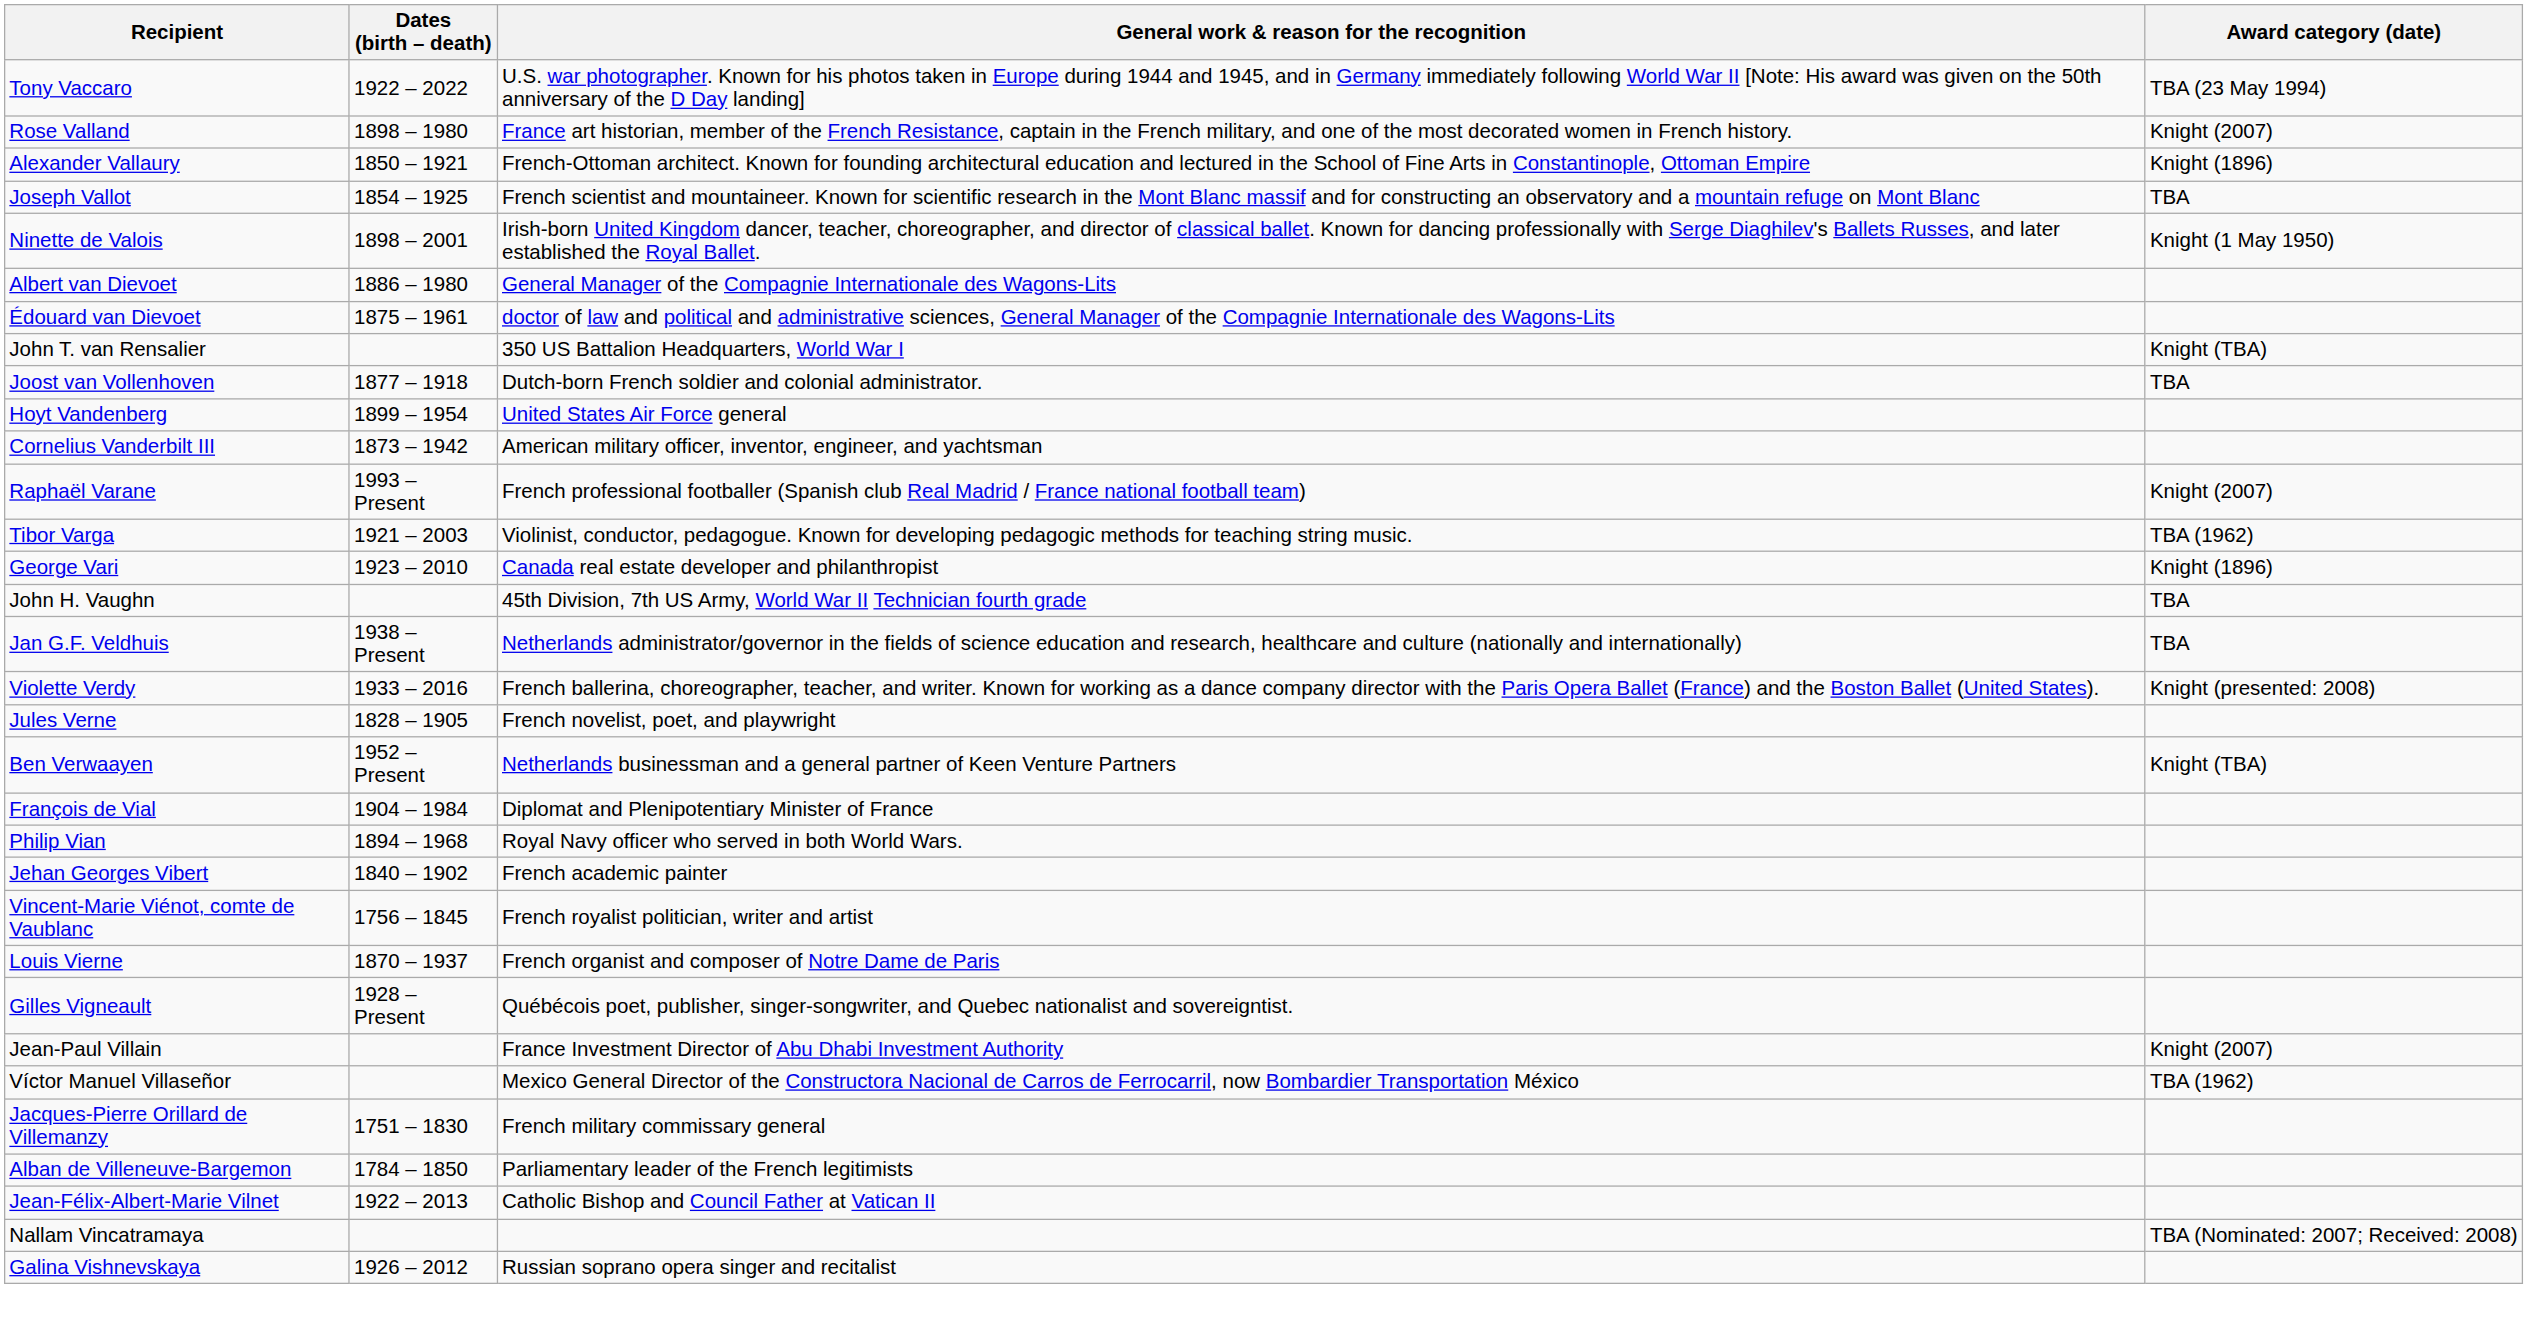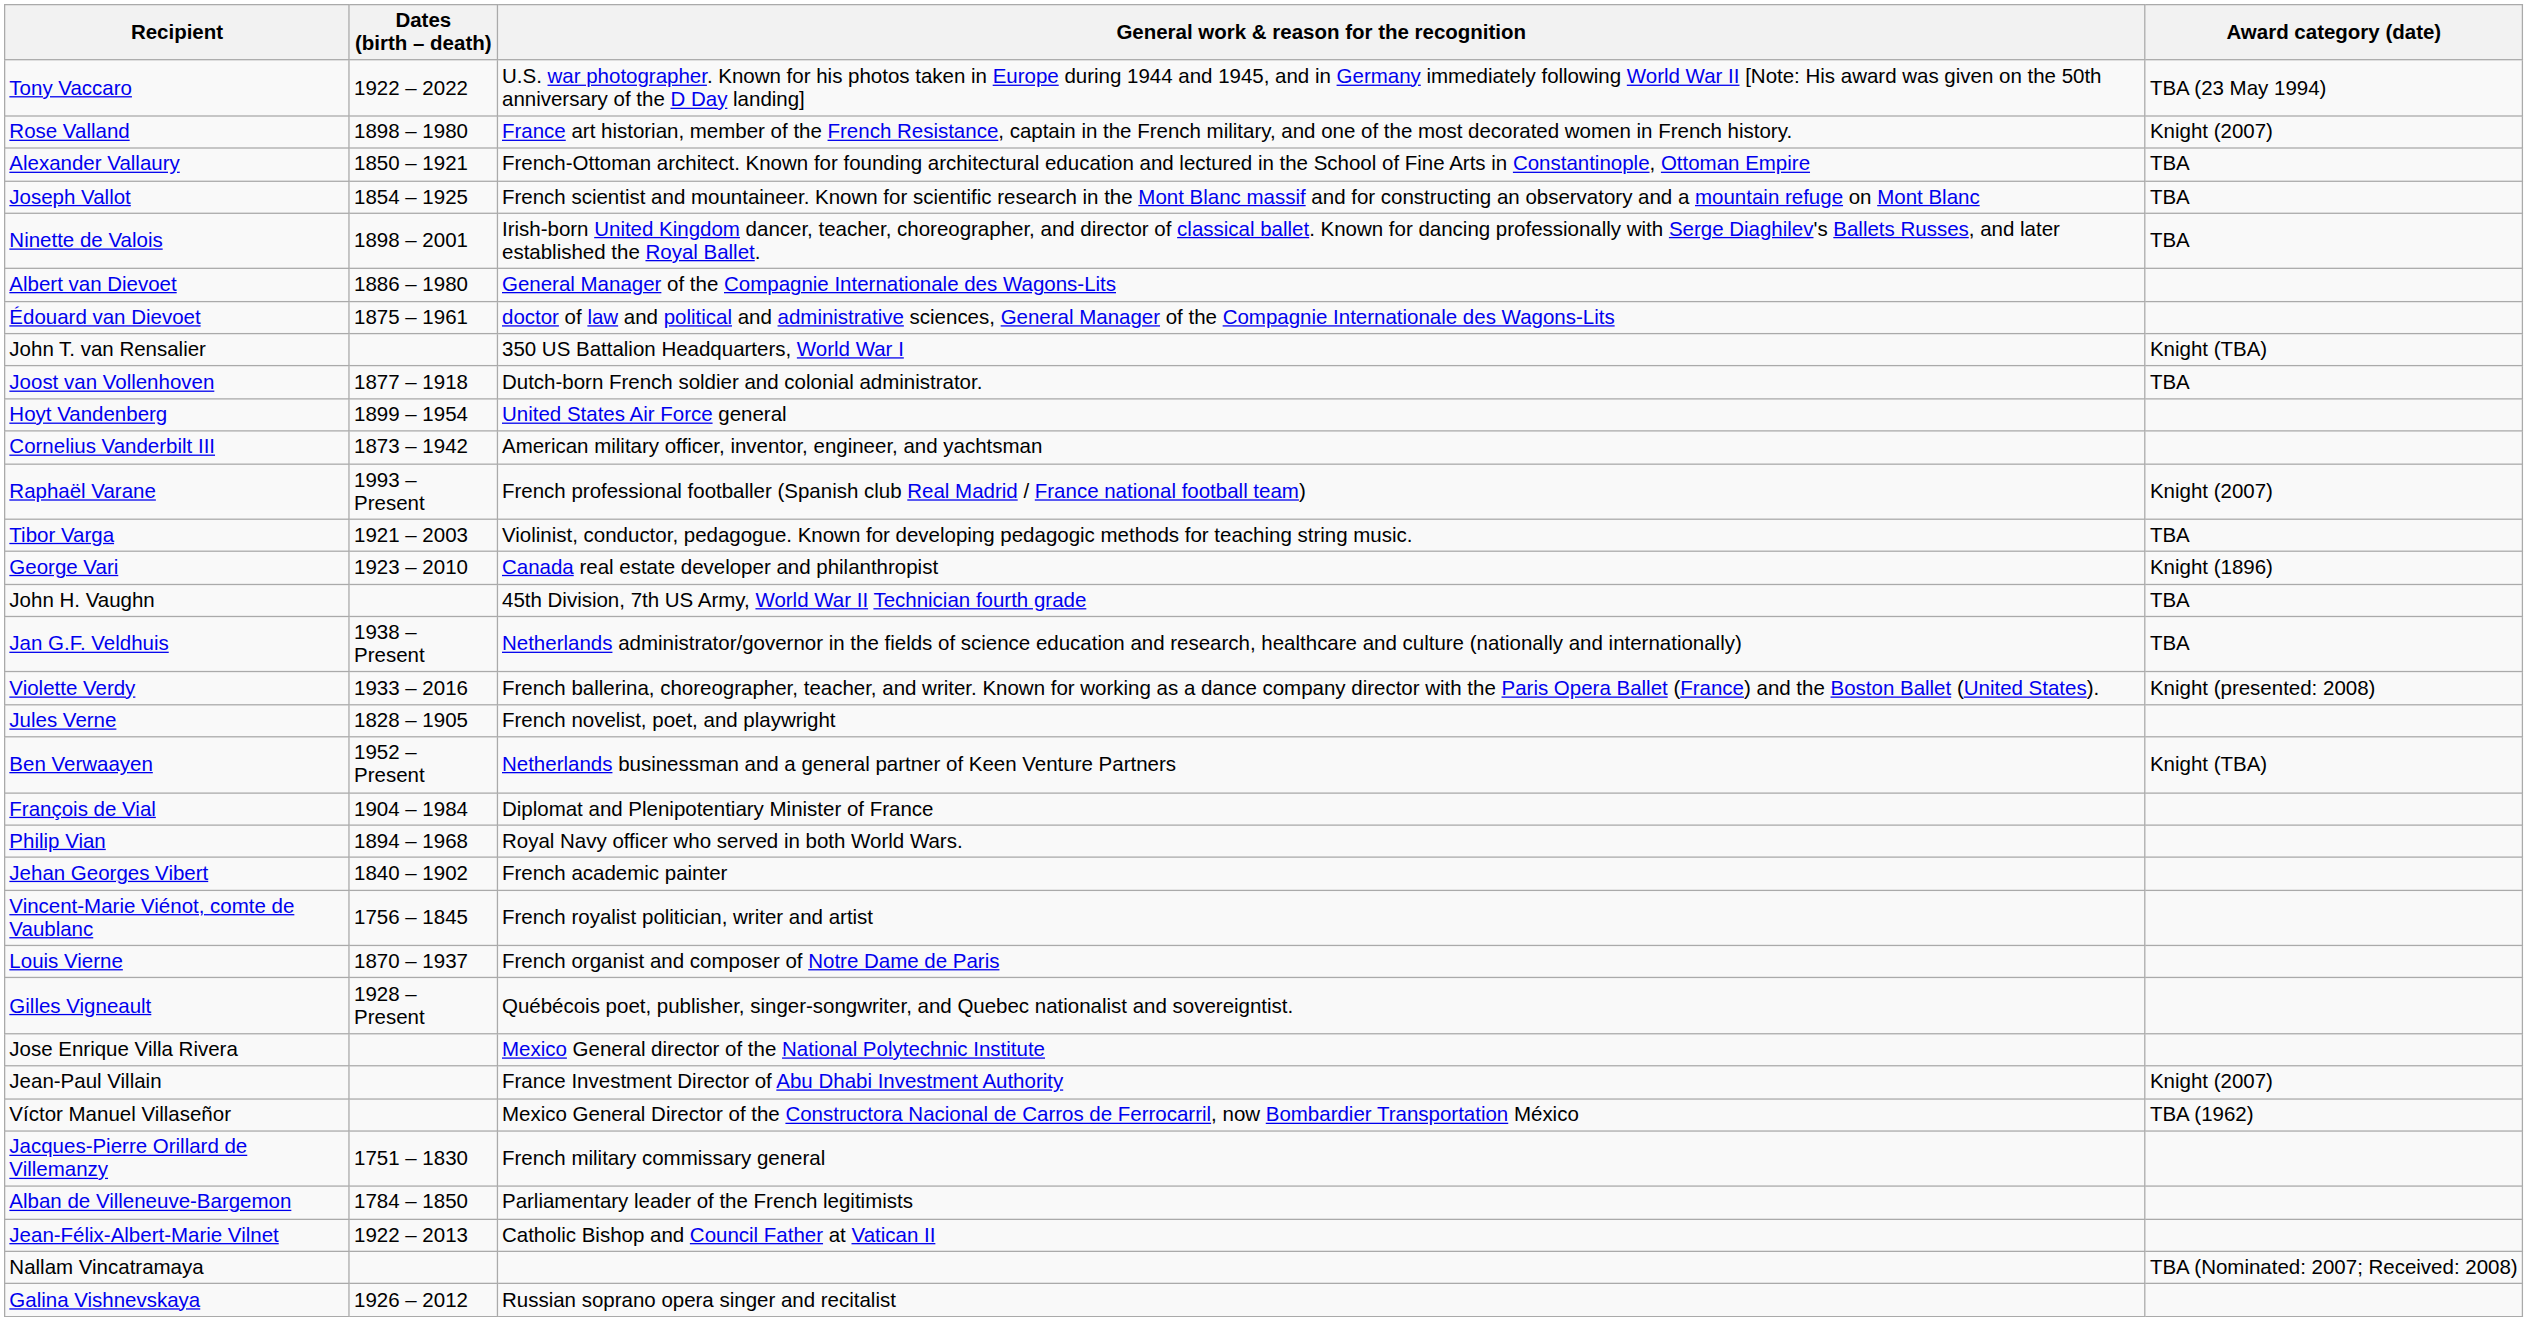(2211, 164) Knight (1896) -> (2170, 164) TBA
(2242, 240) Knight (1 May 1950) -> (2170, 240) TBA
(2202, 535) TBA (1962) -> (2170, 535) TBA
+ row: (124, 1049)
